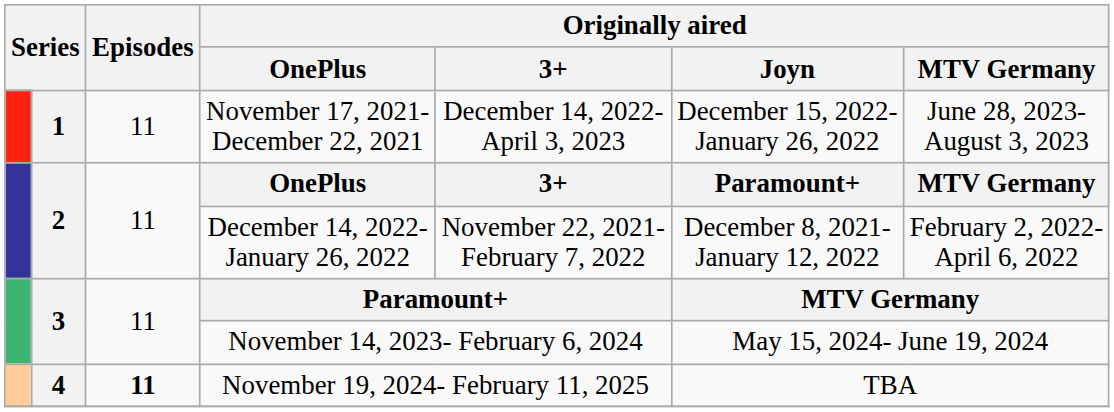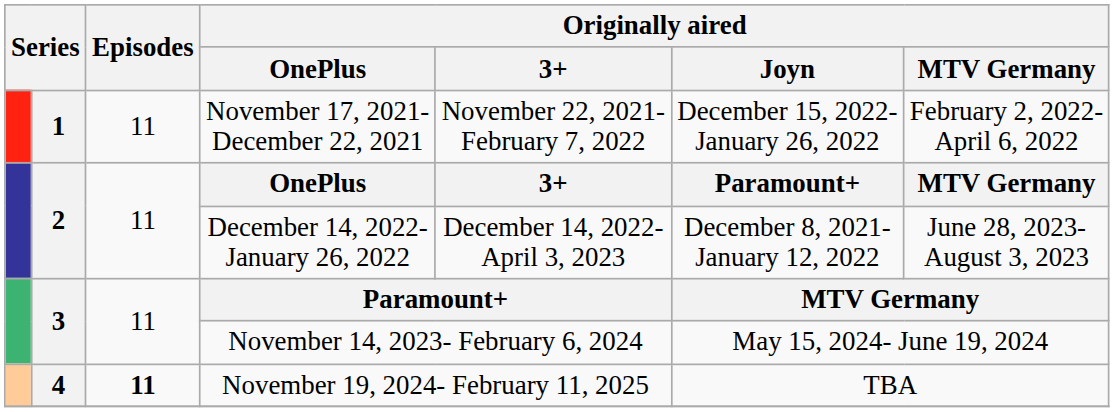(553, 126) December 14, 2022- April 3, 2023 -> (553, 126) November 22, 2021- February 7, 2022
(1007, 126) June 28, 2023- August 3, 2023 -> (1007, 126) February 2, 2022- April 6, 2022
(553, 241) November 22, 2021- February 7, 2022 -> (553, 241) December 14, 2022- April 3, 2023
(1007, 241) February 2, 2022- April 6, 2022 -> (1007, 241) June 28, 2023- August 3, 2023
